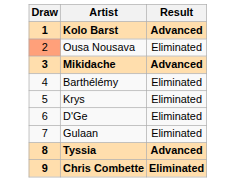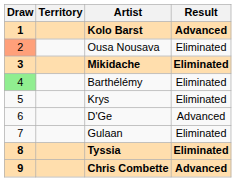+ column: (61, 13)
(177, 64) Advanced -> (201, 64) Eliminated
(45, 82) no background -> (20, 82) lightgreen background
(177, 116) Eliminated -> (201, 116) Advanced
(177, 151) Advanced -> (201, 151) Eliminated
(177, 168) Eliminated -> (201, 168) Advanced
